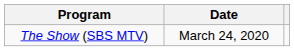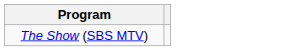- column: (224, 14)
